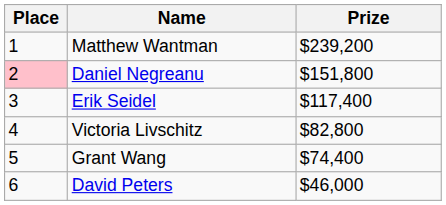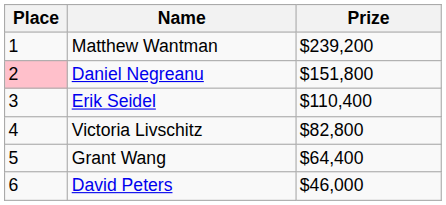(336, 102) $117,400 -> (336, 102) $110,400
(332, 158) $74,400 -> (332, 158) $64,400
